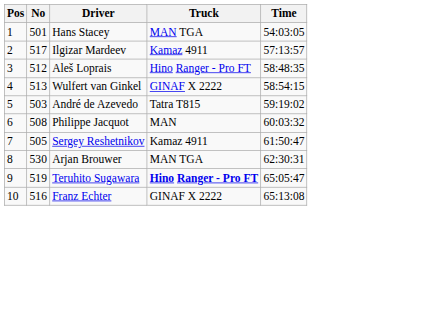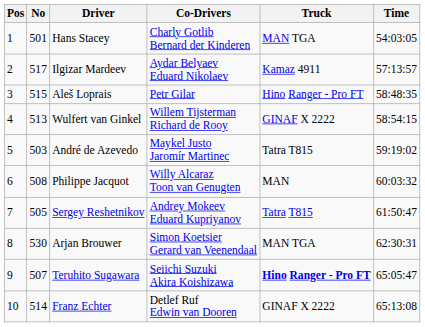+ column: (203, 13)
(38, 68) 512 -> (38, 94) 515
(179, 141) Kamaz 4911 -> (288, 212) Tatra T815
(38, 178) 519 -> (38, 275) 507
(38, 196) 516 -> (38, 306) 514
